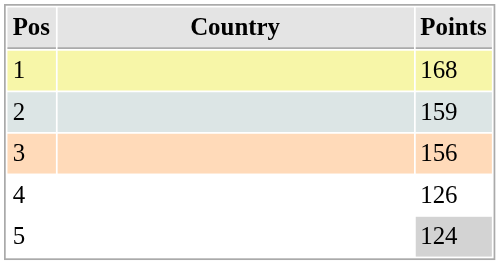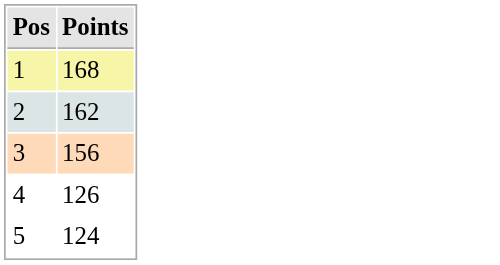- column: (235, 26)
(439, 111) 159 -> (81, 111) 162
(439, 236) lightgrey background -> (81, 236) no background
